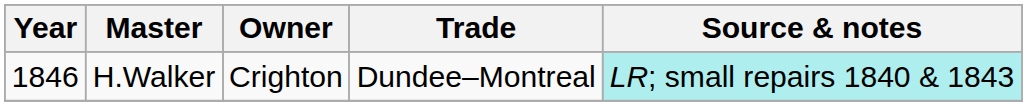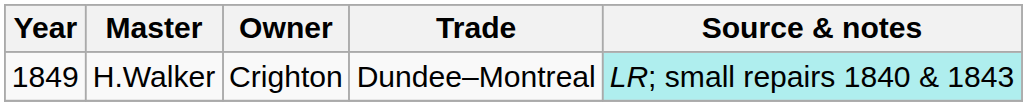(45, 76) 1846 -> (45, 76) 1849
